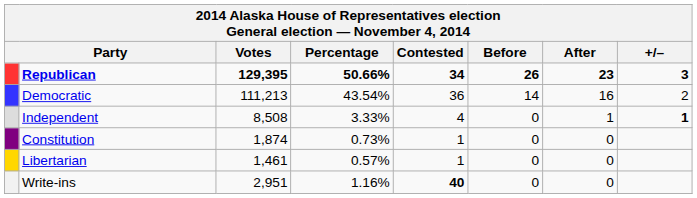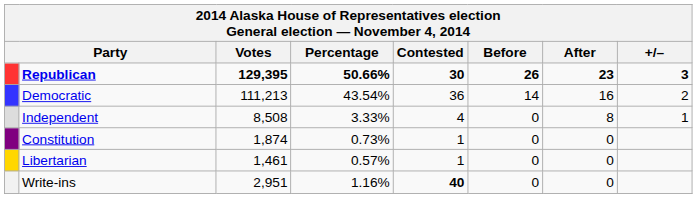(457, 74) 34 -> (457, 74) 30
(610, 117) 1 -> (610, 117) 8
(685, 117) bold -> (685, 117) normal
